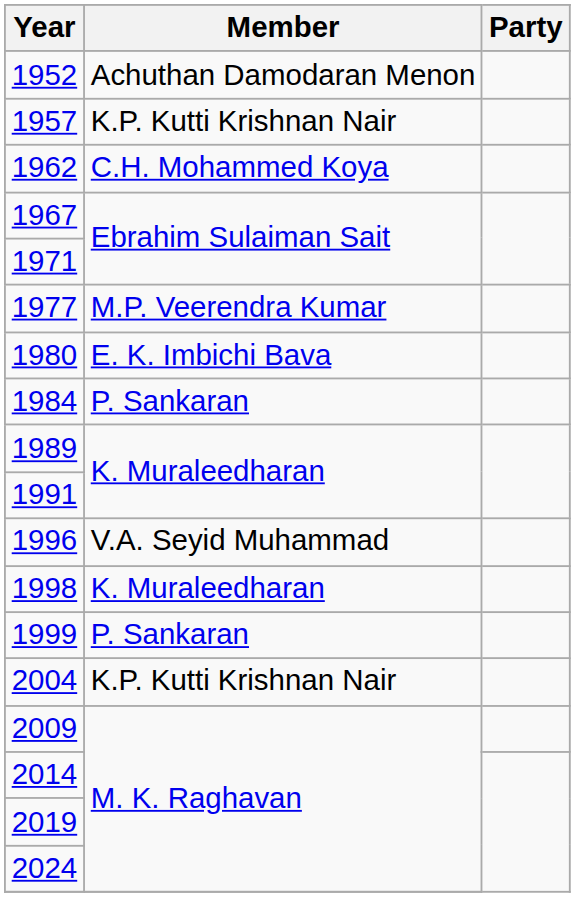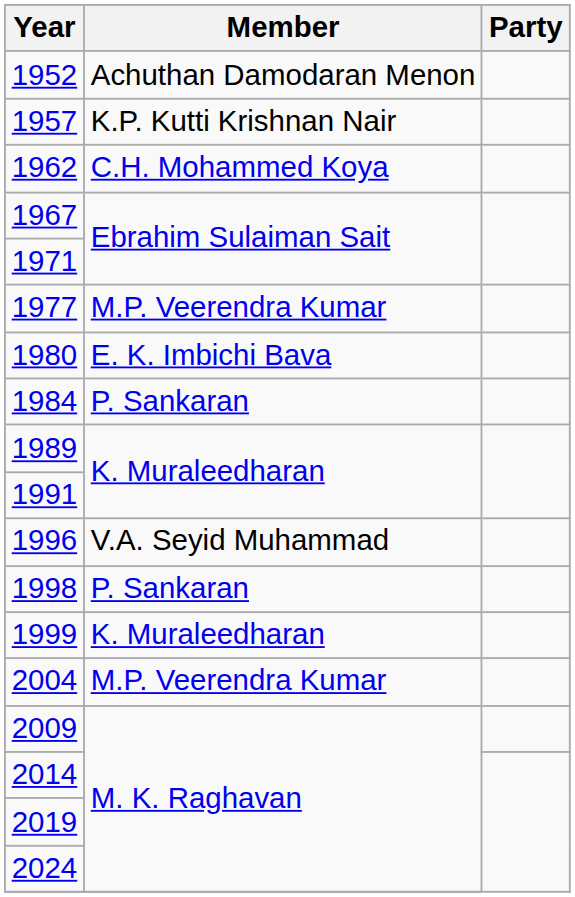(208, 588) K. Muraleedharan -> (170, 588) P. Sankaran
(170, 634) P. Sankaran -> (208, 634) K. Muraleedharan
(244, 681) K.P. Kutti Krishnan Nair -> (239, 681) M.P. Veerendra Kumar
